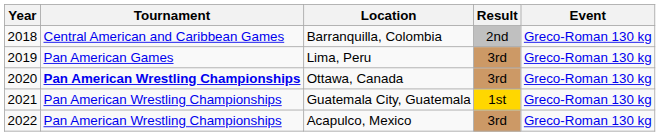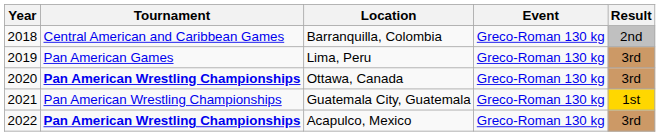columns swapped: (497, 15) <-> (588, 15)
(163, 121) normal -> (172, 121) bold
